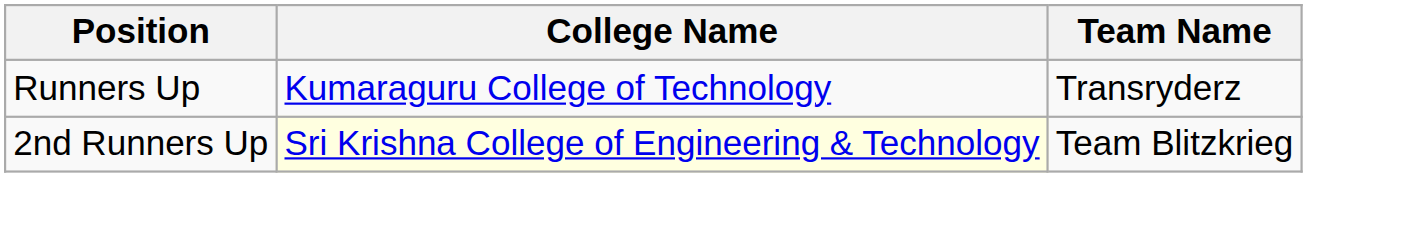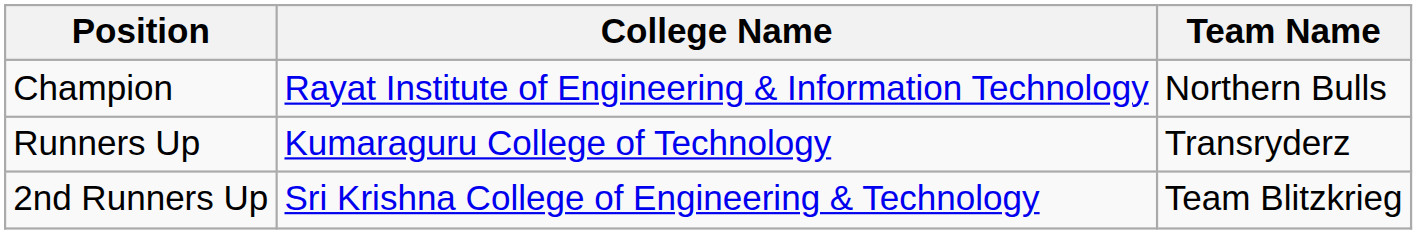+ row: (93, 87)
(662, 143) lightyellow background -> (662, 198) no background
